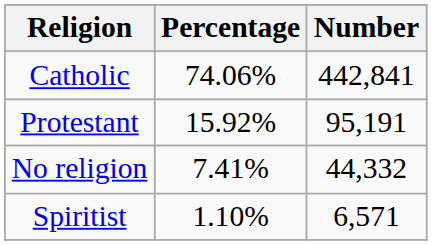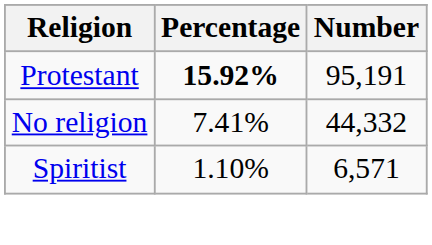- row: (80, 74)
(231, 121) normal -> (231, 74) bold
